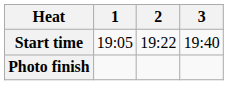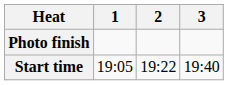rows swapped: (49, 42) <-> (49, 67)
